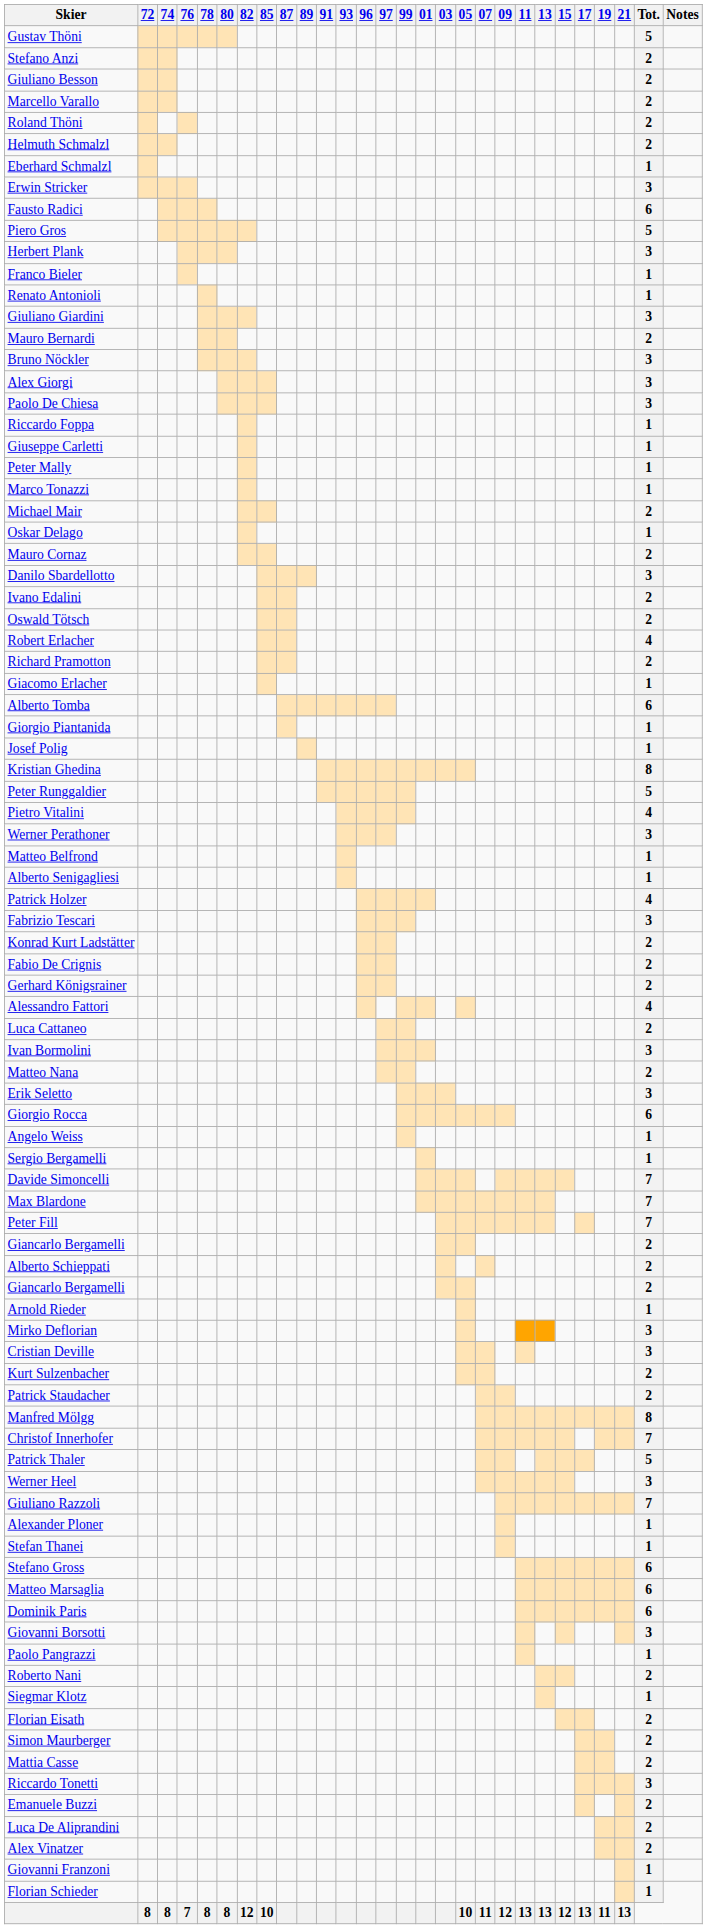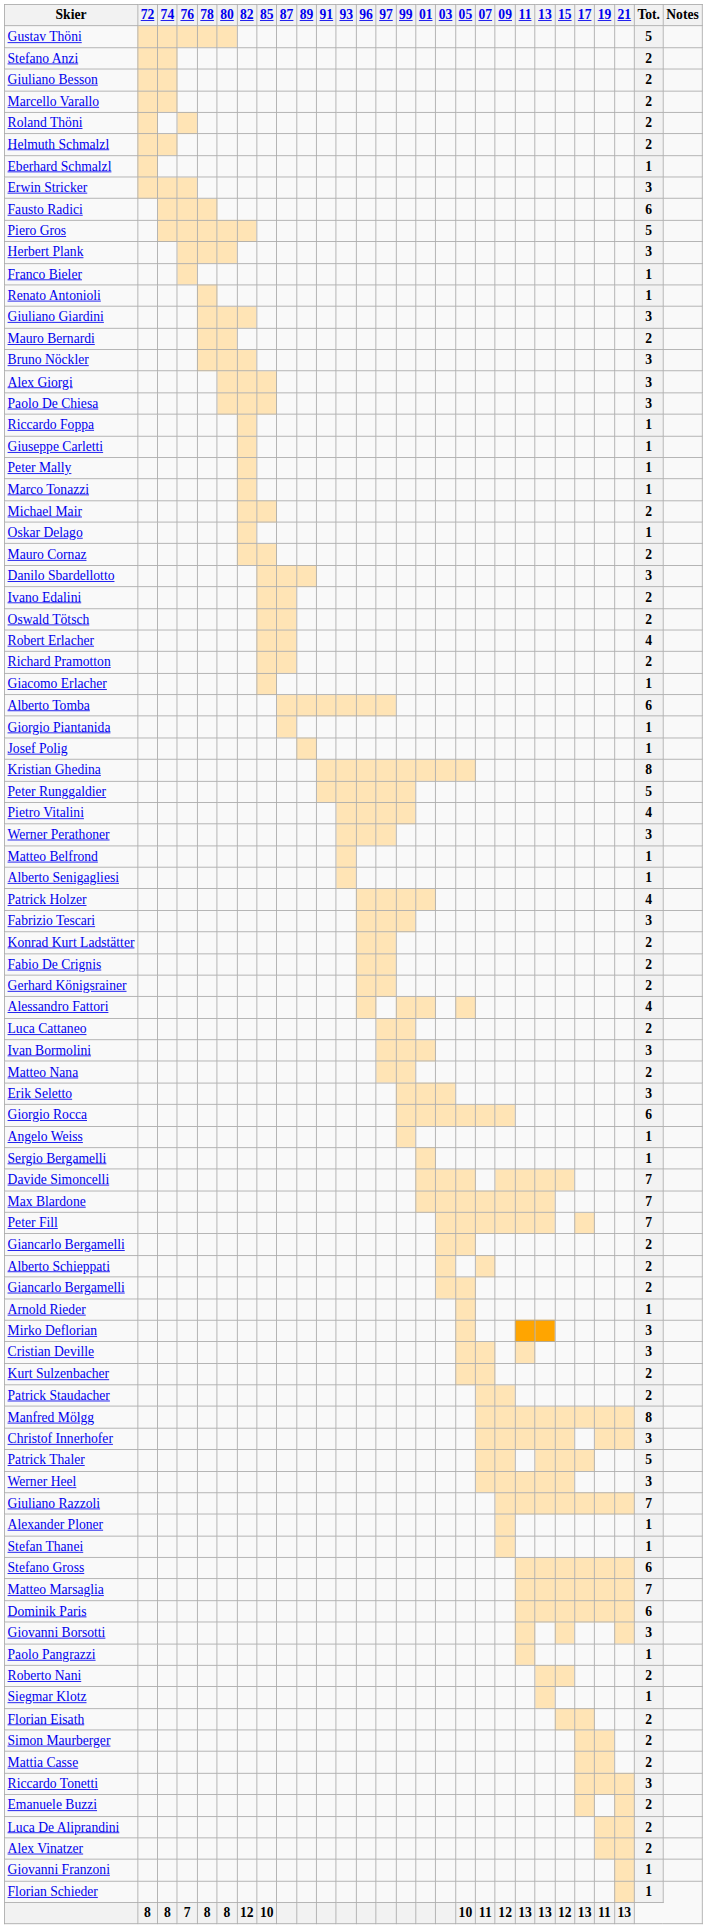(649, 1438) 7 -> (649, 1438) 3
(649, 1589) 6 -> (649, 1589) 7
